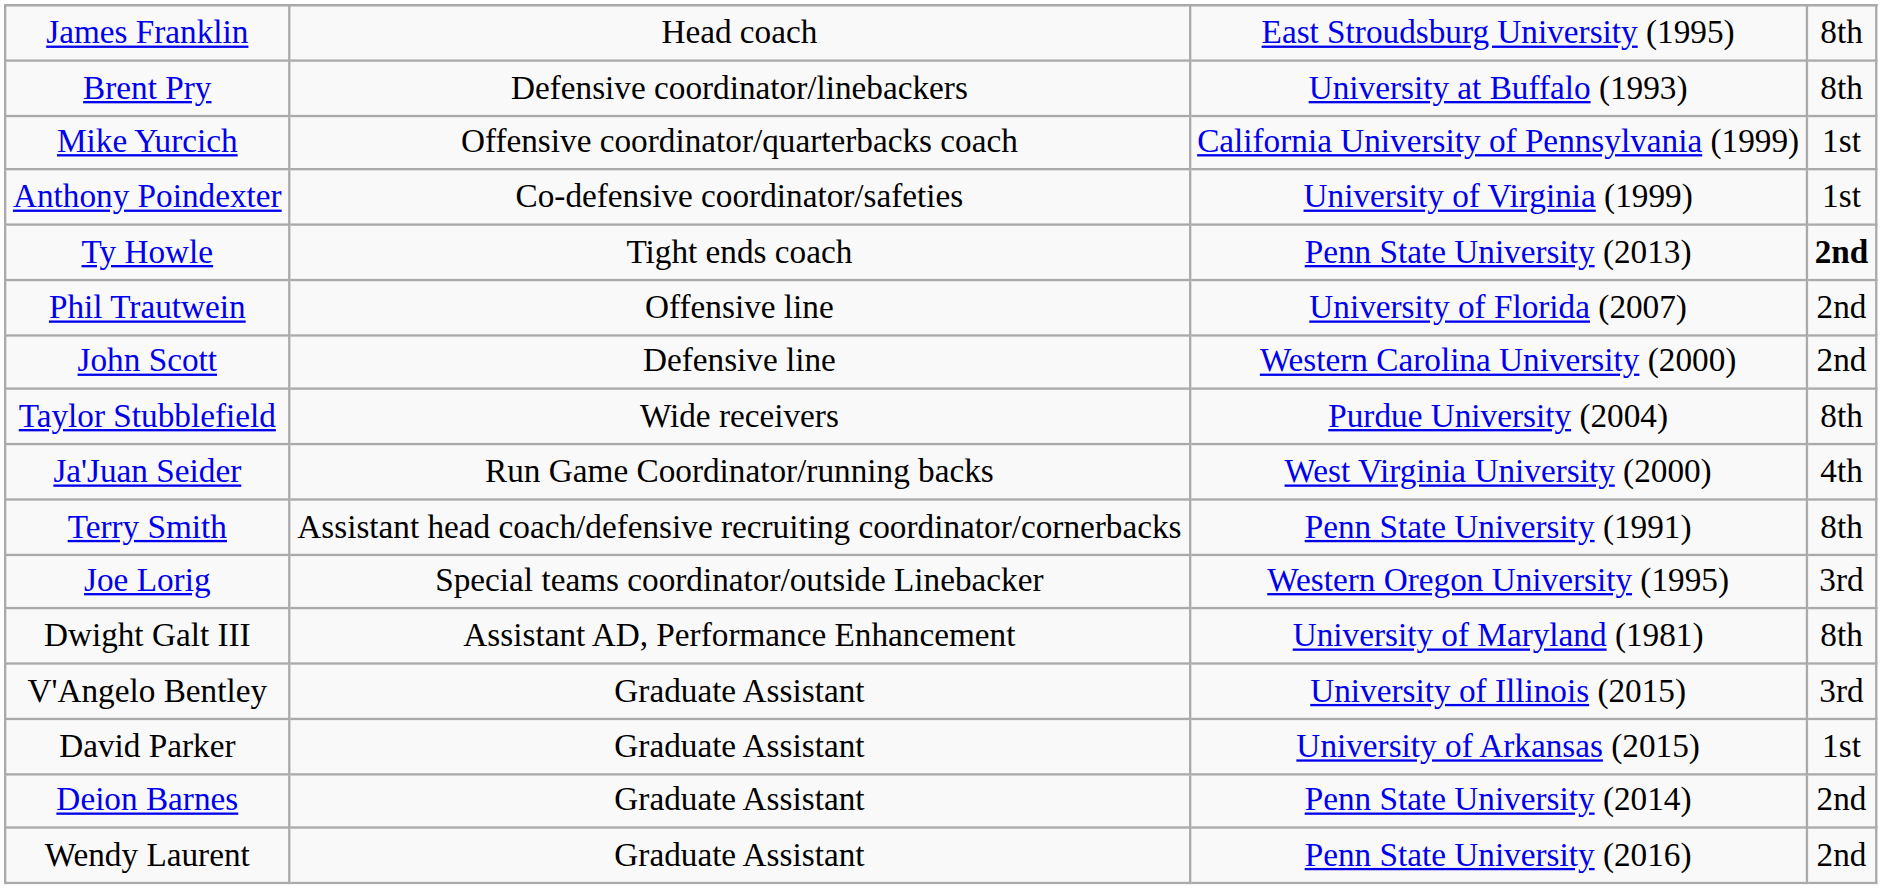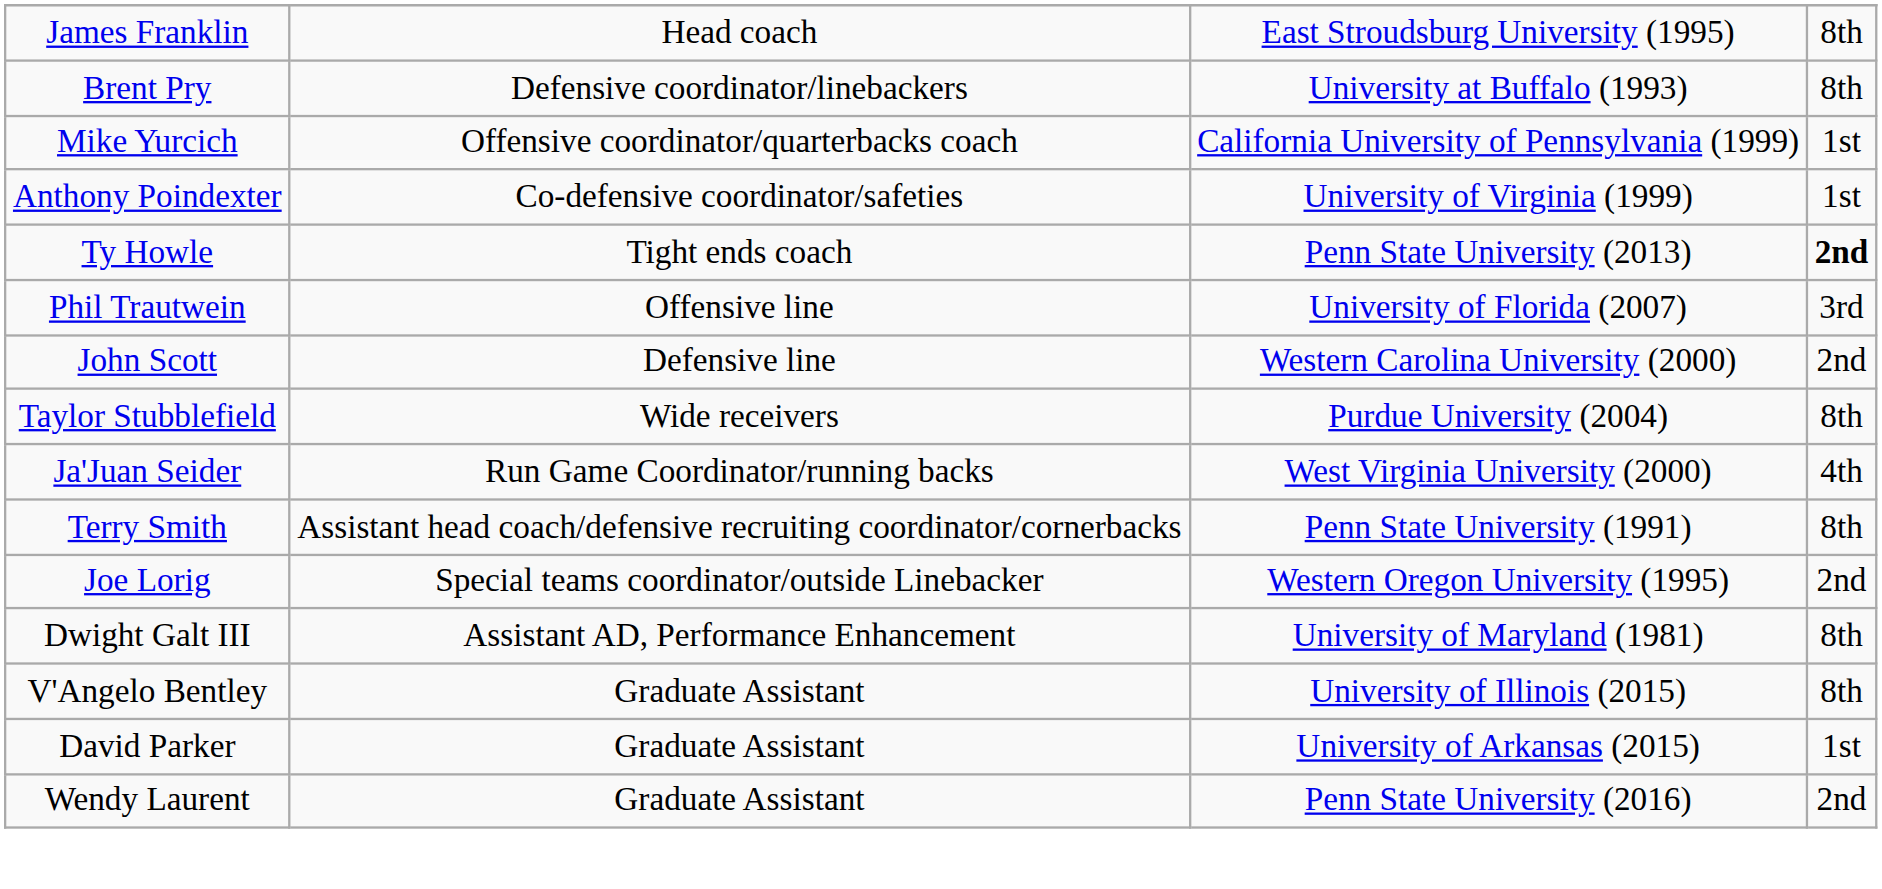(1841, 306) 2nd -> (1841, 306) 3rd
(1841, 580) 3rd -> (1841, 580) 2nd
(1841, 690) 3rd -> (1842, 690) 8th
- row: (147, 800)
